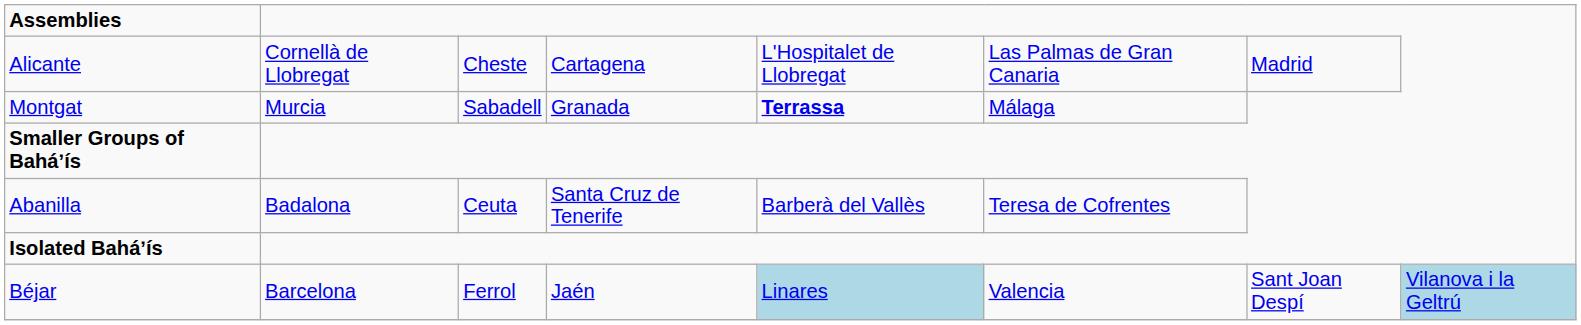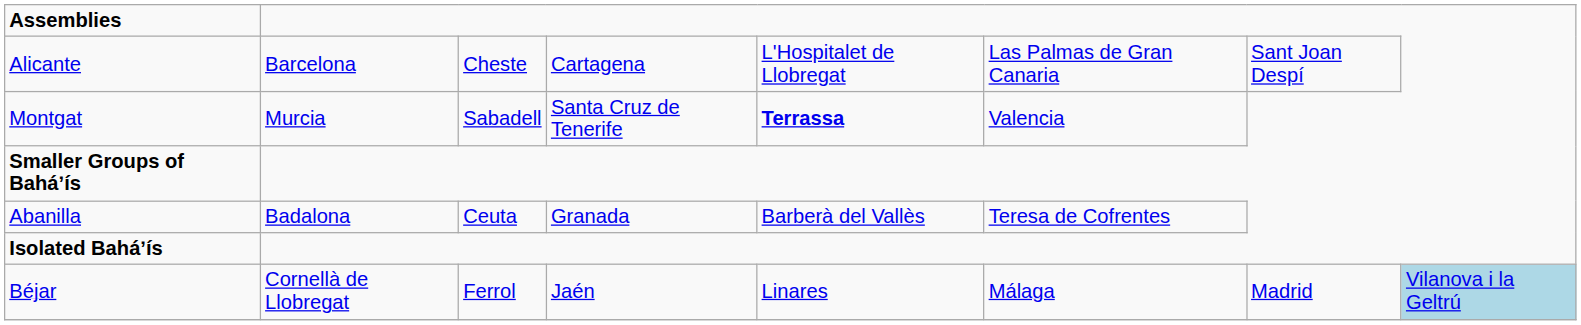(317, 63) Cornellà de Llobregat -> (310, 63) Barcelona
(1282, 63) Madrid -> (1296, 63) Sant Joan Despí
(590, 107) Granada -> (615, 118) Santa Cruz de Tenerife
(1022, 107) Málaga -> (1027, 118) Valencia
(615, 205) Santa Cruz de Tenerife -> (590, 216) Granada
(310, 291) Barcelona -> (317, 291) Cornellà de Llobregat
(795, 291) lightblue background -> (795, 291) no background
(1027, 291) Valencia -> (1022, 291) Málaga
(1296, 291) Sant Joan Despí -> (1282, 291) Madrid
